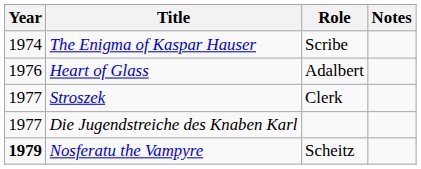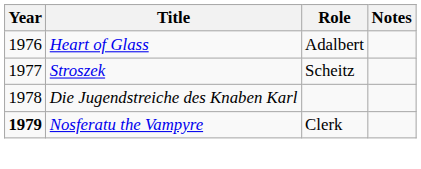- row: (153, 44)
(324, 97) Clerk -> (330, 71) Scheitz
(25, 124) 1977 -> (25, 97) 1978
(330, 151) Scheitz -> (324, 124) Clerk
